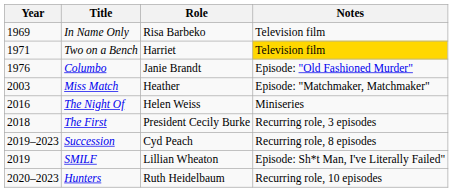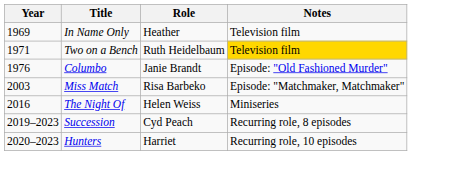(174, 31) Risa Barbeko -> (161, 31) Heather
(159, 50) Harriet -> (184, 50) Ruth Heidelbaum
(161, 86) Heather -> (174, 86) Risa Barbeko
- row: (85, 123)
- row: (80, 159)
(184, 178) Ruth Heidelbaum -> (159, 141) Harriet
